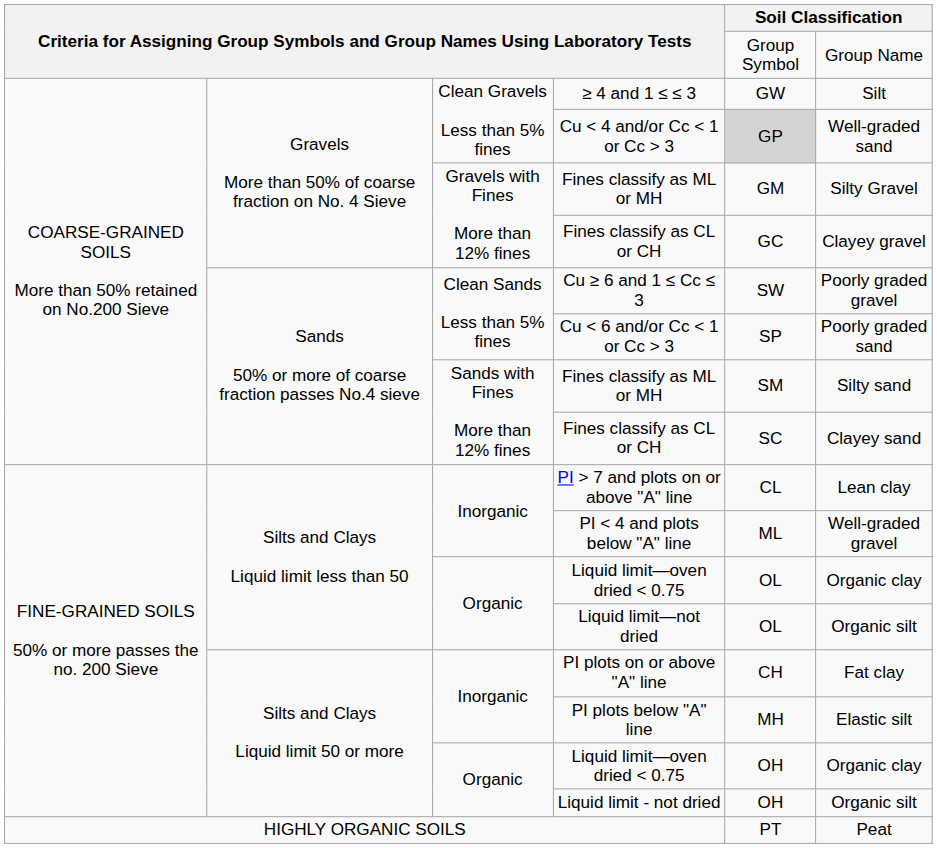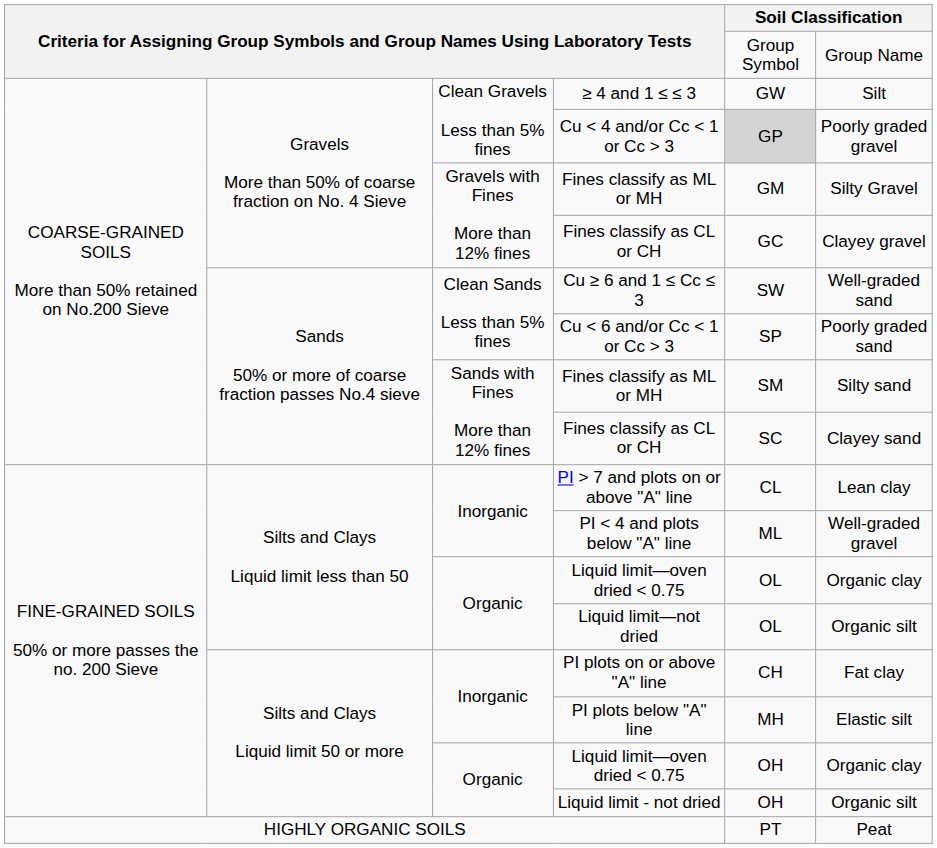(874, 136) Well-graded sand -> (874, 136) Poorly graded gravel
(874, 290) Poorly graded gravel -> (874, 290) Well-graded sand
